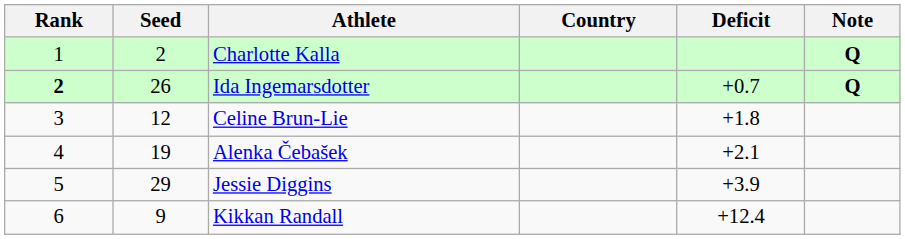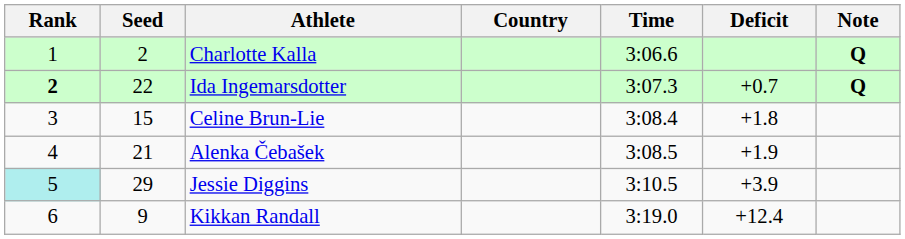+ column: (652, 20)
(161, 86) 26 -> (143, 86) 22
(161, 119) 12 -> (143, 119) 15
(161, 151) 19 -> (143, 151) 21
(741, 151) +2.1 -> (759, 151) +1.9
(59, 184) no background -> (53, 184) paleturquoise background
